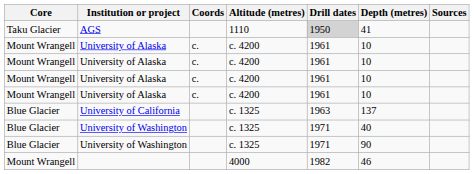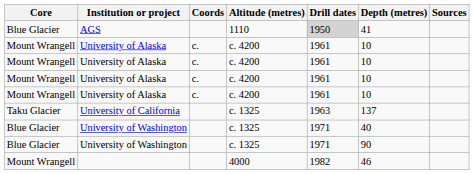(34, 29) Taku Glacier -> (33, 29) Blue Glacier
(33, 111) Blue Glacier -> (34, 111) Taku Glacier
